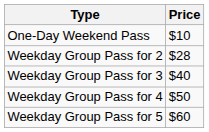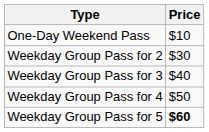(180, 55) $28 -> (180, 55) $30
(180, 117) normal -> (180, 117) bold
